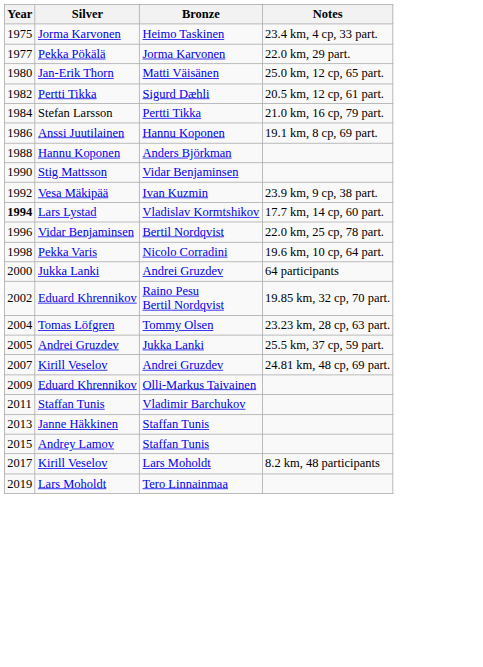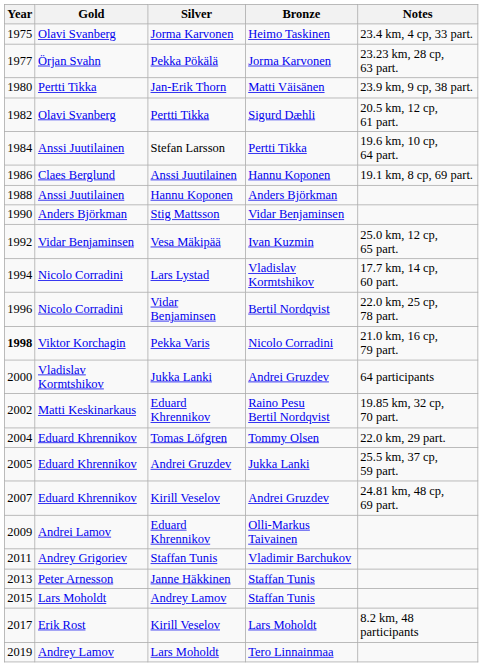+ column: (91, 14)
(308, 53) 22.0 km, 29 part. -> (402, 61) 23.23 km, 28 cp, 63 part.
(325, 73) 25.0 km, 12 cp, 65 part. -> (417, 87) 23.9 km, 9 cp, 38 part.
(325, 113) 21.0 km, 16 cp, 79 part. -> (399, 148) 19.6 km, 10 cp, 64 part.
(321, 192) 23.9 km, 9 cp, 38 part. -> (399, 241) 25.0 km, 12 cp, 65 part.
(20, 212) bold -> (20, 275) normal
(20, 251) normal -> (20, 343) bold
(325, 251) 19.6 km, 10 cp, 64 part. -> (399, 343) 21.0 km, 16 cp, 79 part.
(328, 325) 23.23 km, 28 cp, 63 part. -> (403, 437) 22.0 km, 29 part.
